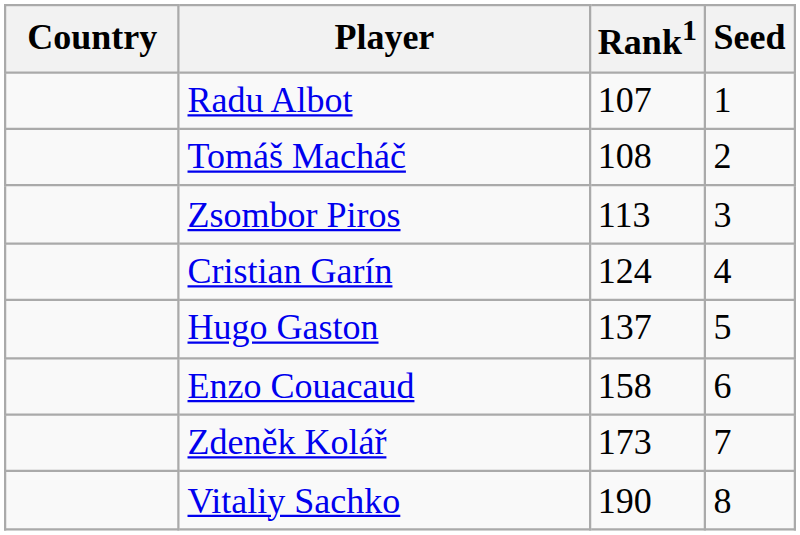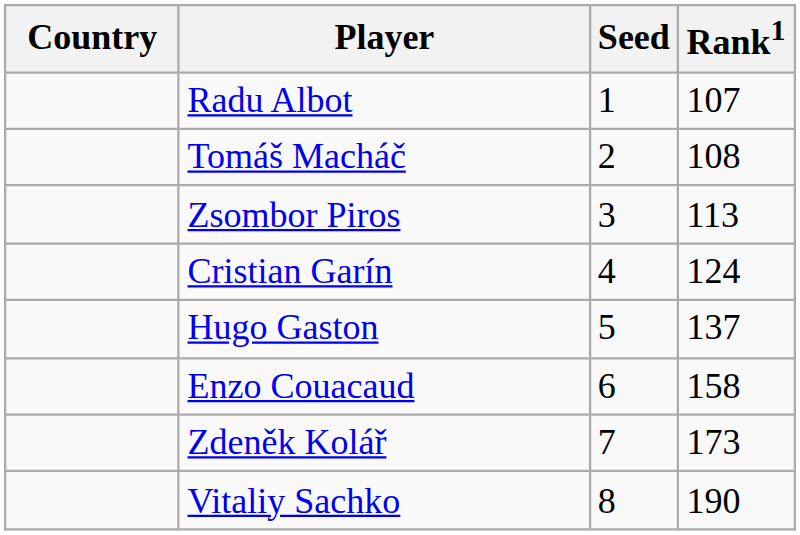columns swapped: (647, 37) <-> (750, 37)
